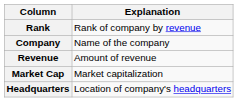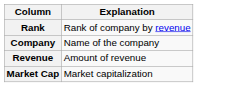- row: (38, 89)
